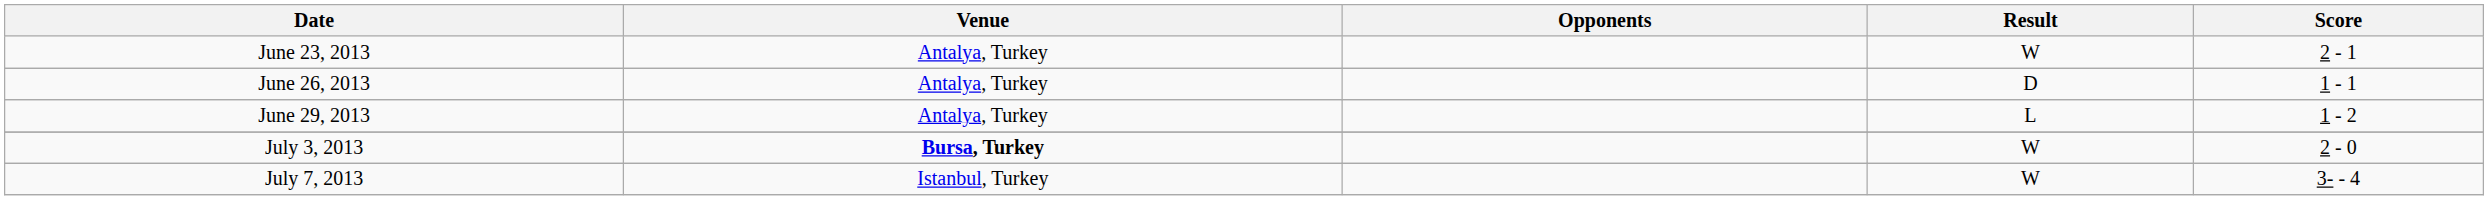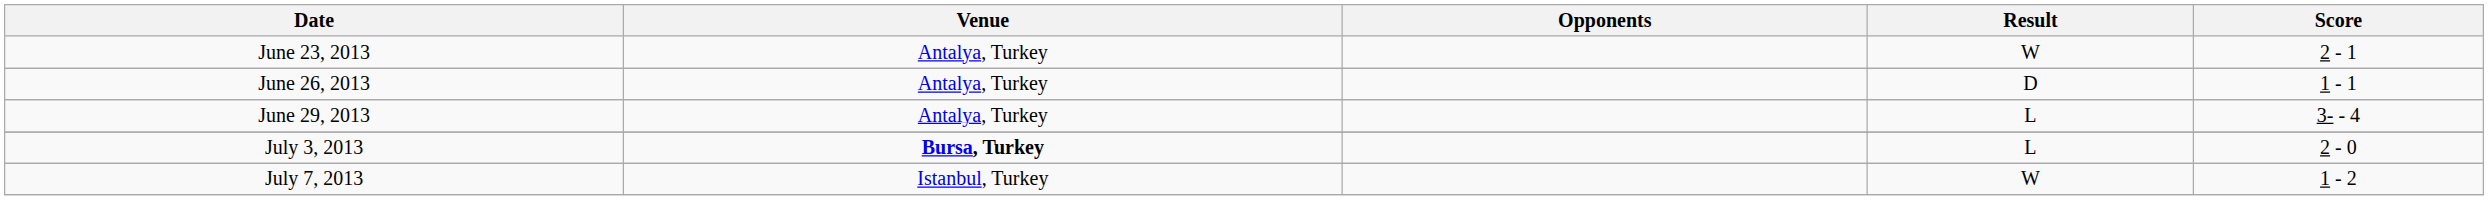(2338, 115) 1 - 2 -> (2338, 115) 3- - 4
(2030, 147) W -> (2030, 147) L
(2338, 178) 3- - 4 -> (2338, 178) 1 - 2
